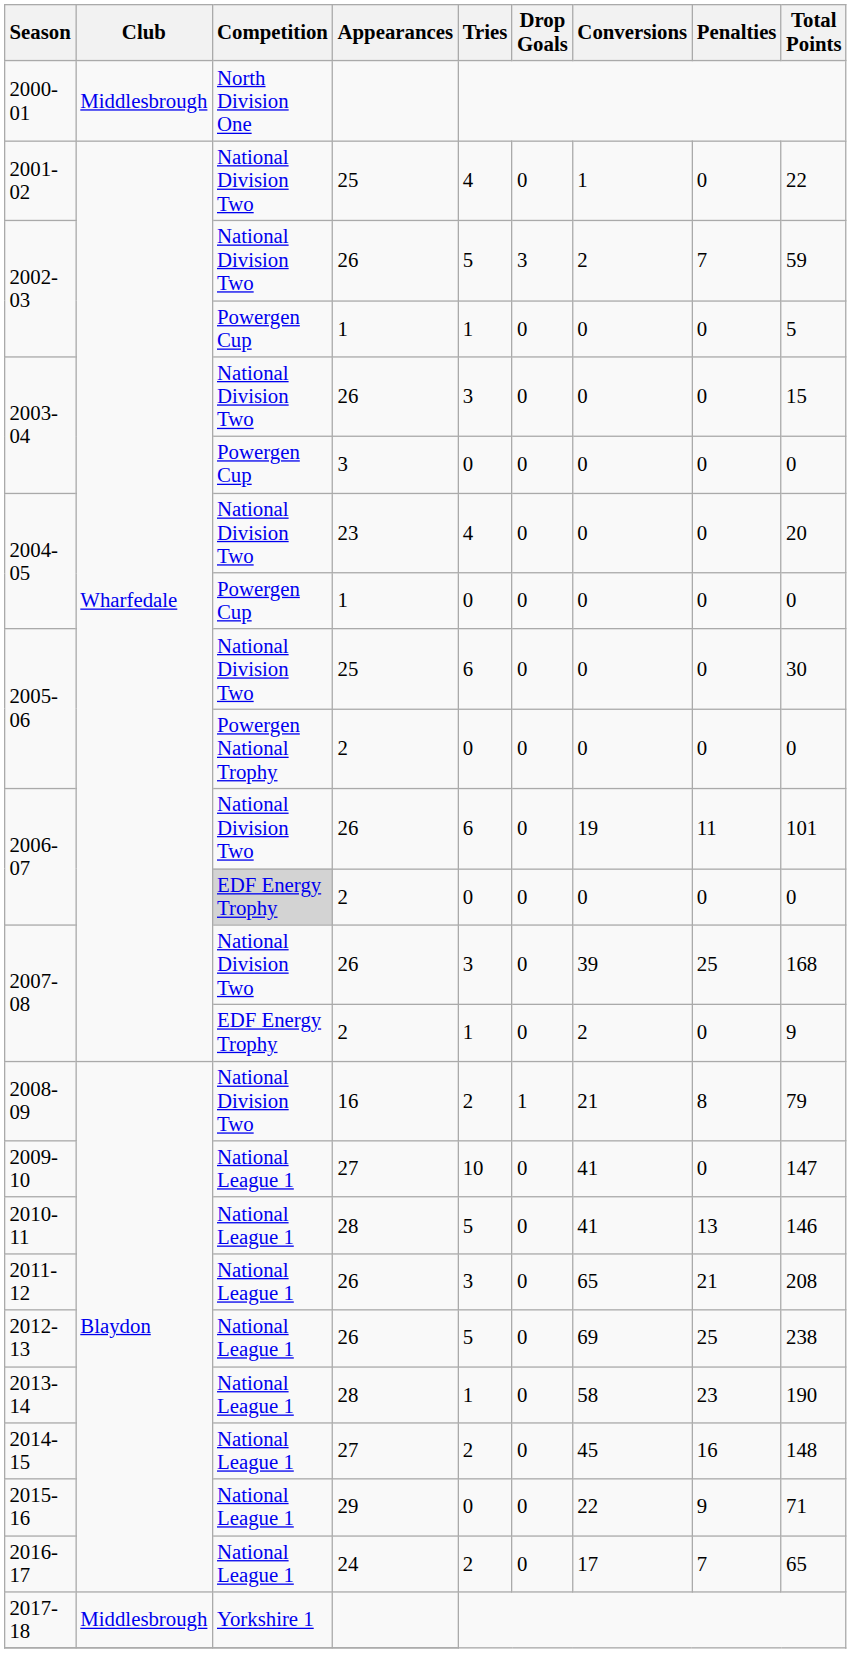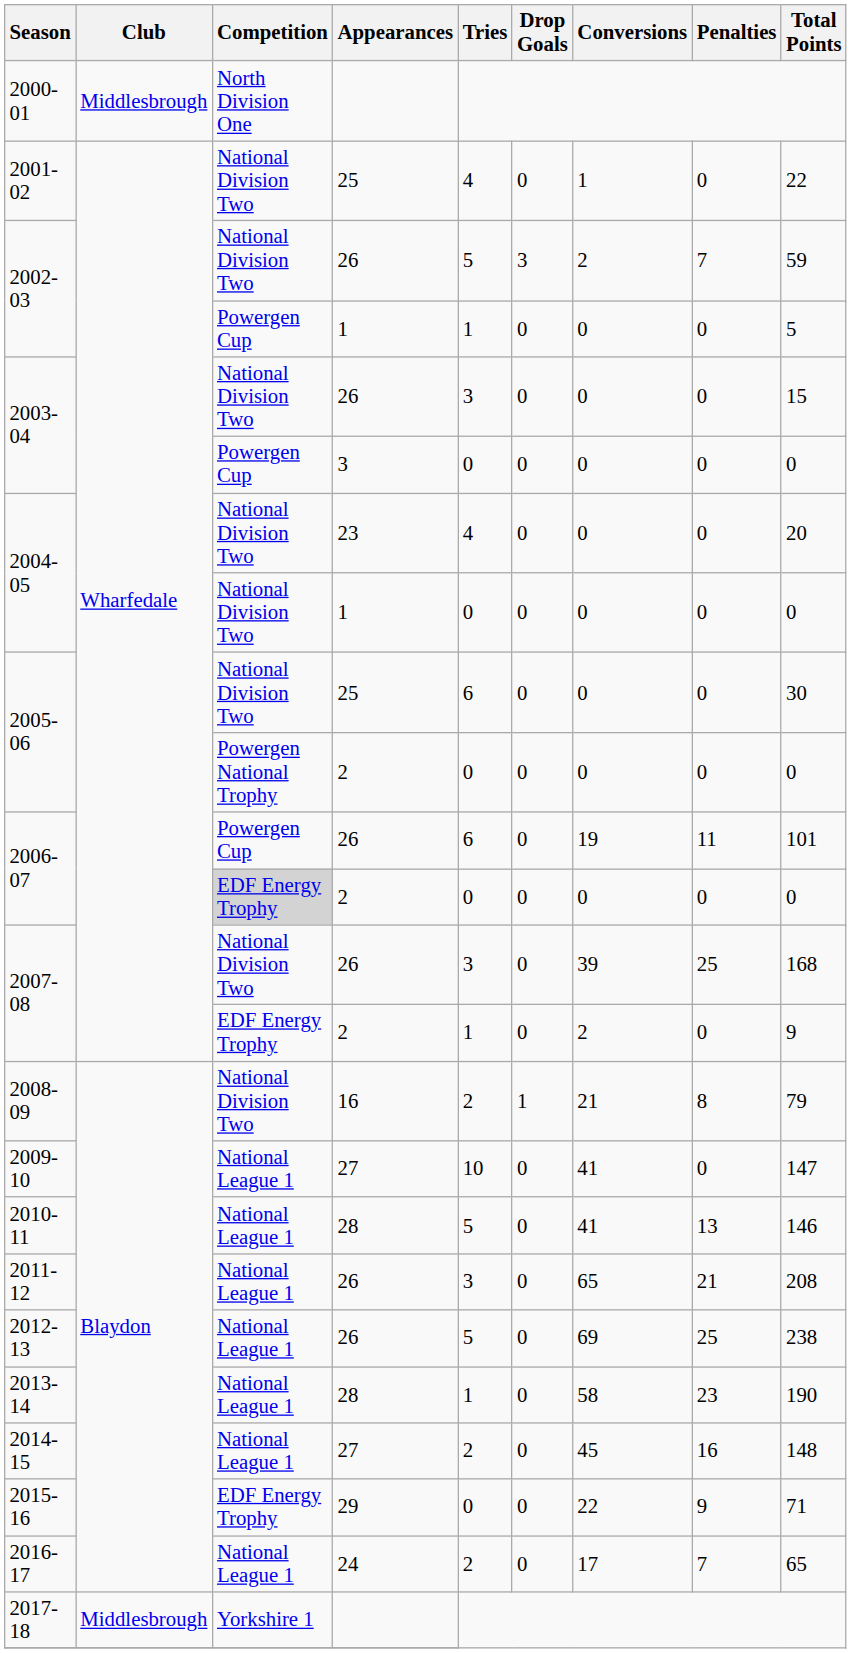(258, 600) Powergen Cup -> (253, 612) National Division Two
(253, 828) National Division Two -> (258, 840) Powergen Cup
(255, 1507) National League 1 -> (269, 1507) EDF Energy Trophy
